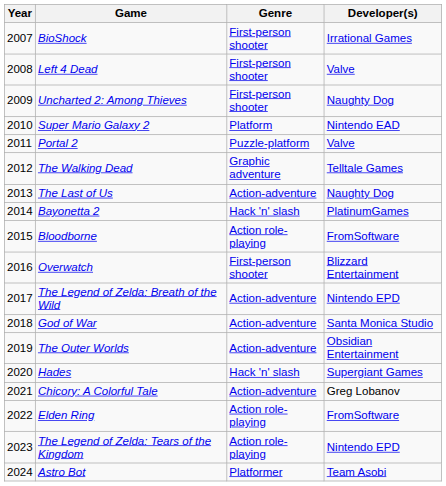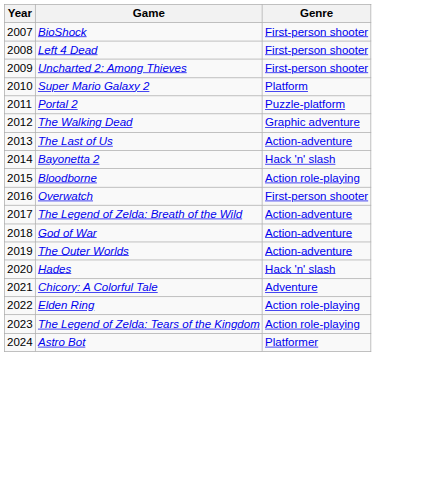- column: (383, 13)
(273, 391) Action-adventure -> (291, 287) Adventure
